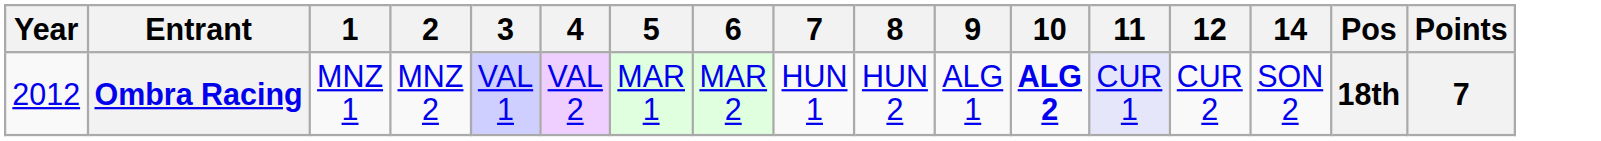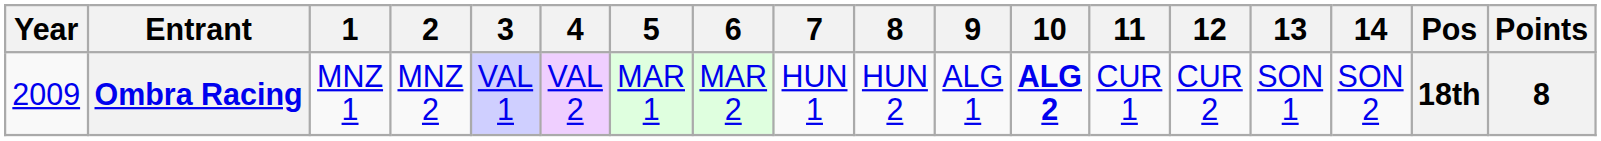+ column: (1290, 29)
(46, 94) 2012 -> (46, 94) 2009
(1129, 94) lavender background -> (1129, 94) no background
(1461, 94) 7 -> (1542, 94) 8
